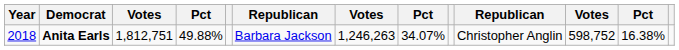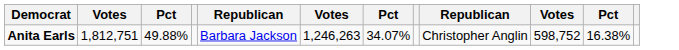- column: (22, 15)
